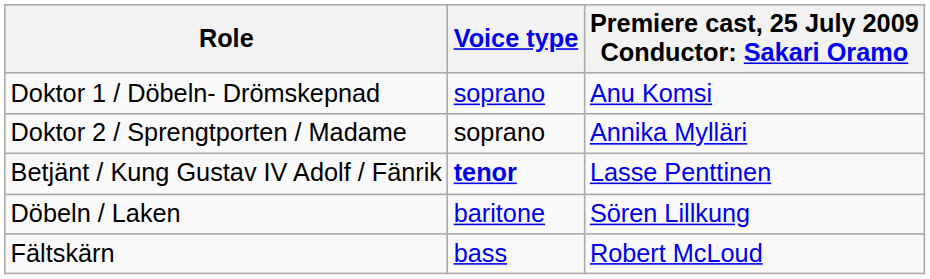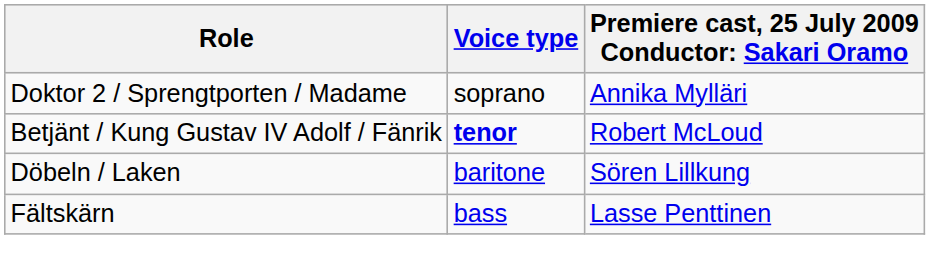- row: (195, 93)
(681, 173) Lasse Penttinen -> (676, 133) Robert McLoud
(676, 253) Robert McLoud -> (681, 213) Lasse Penttinen
